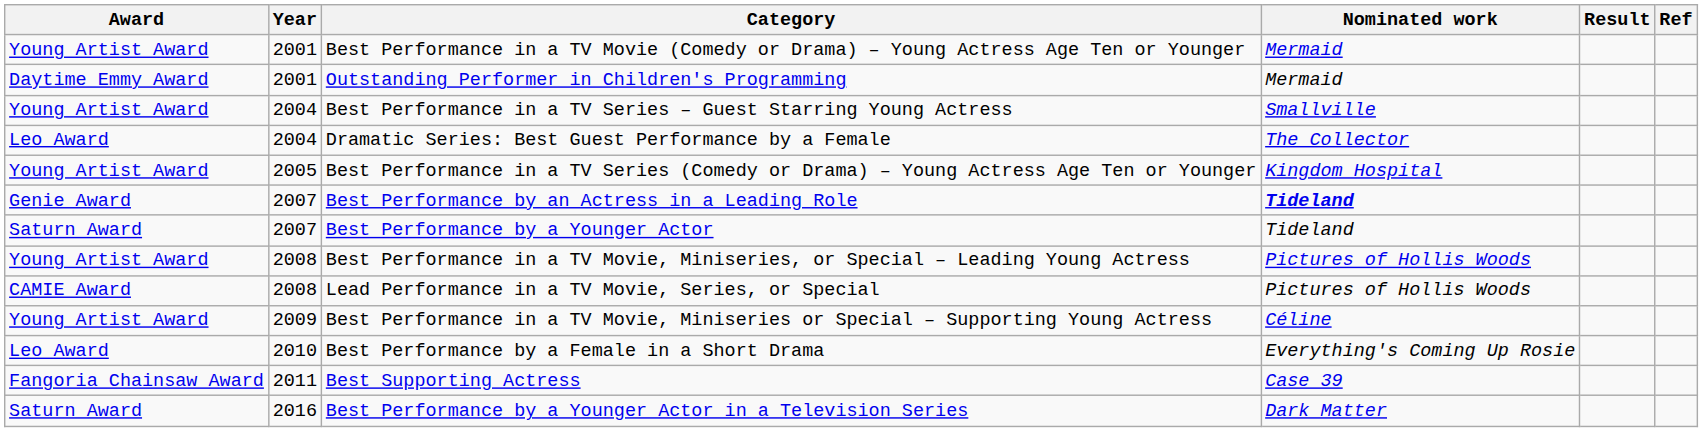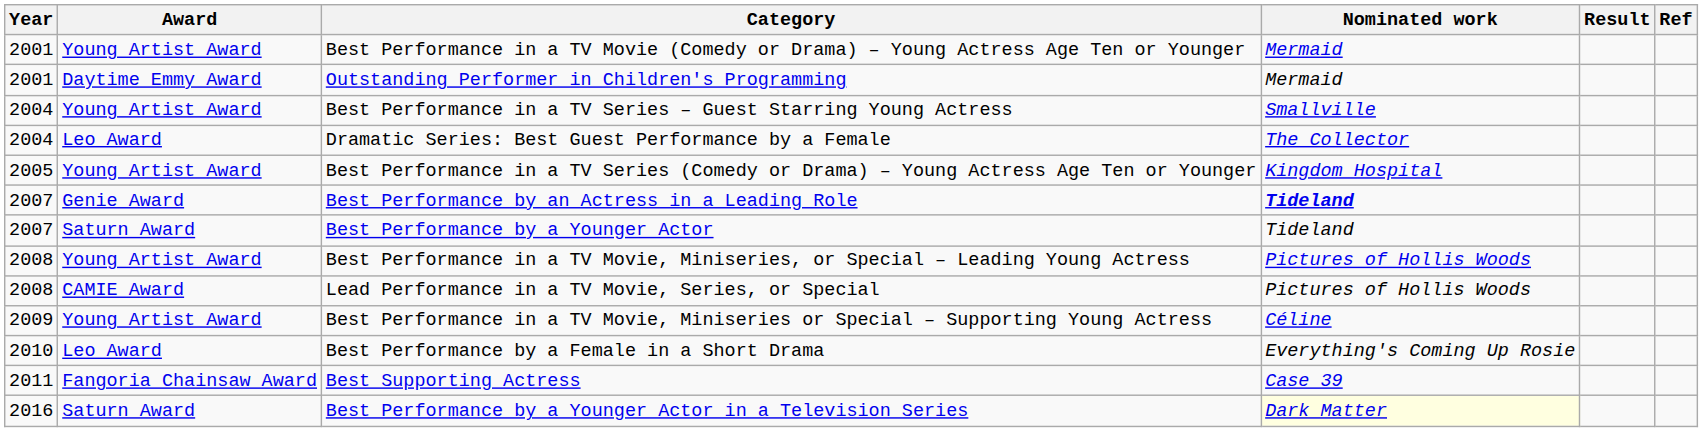columns swapped: (295, 20) <-> (136, 20)
(1326, 411) no background -> (1326, 411) lightyellow background
